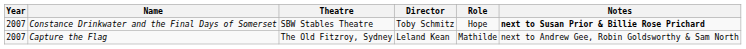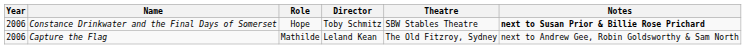columns swapped: (478, 11) <-> (337, 11)
(16, 24) 2007 -> (16, 24) 2006
(16, 37) 2007 -> (16, 37) 2006
